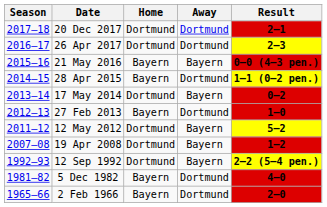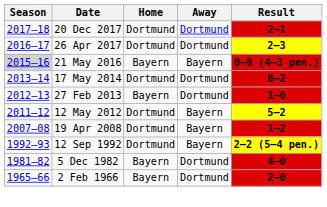(28, 62) no background -> (28, 62) lightgrey background
- row: (88, 79)
(204, 95) Bayern -> (204, 79) Dortmund
